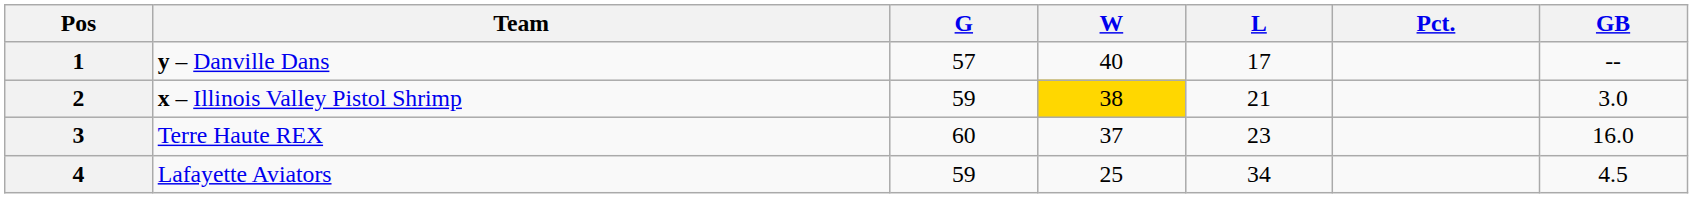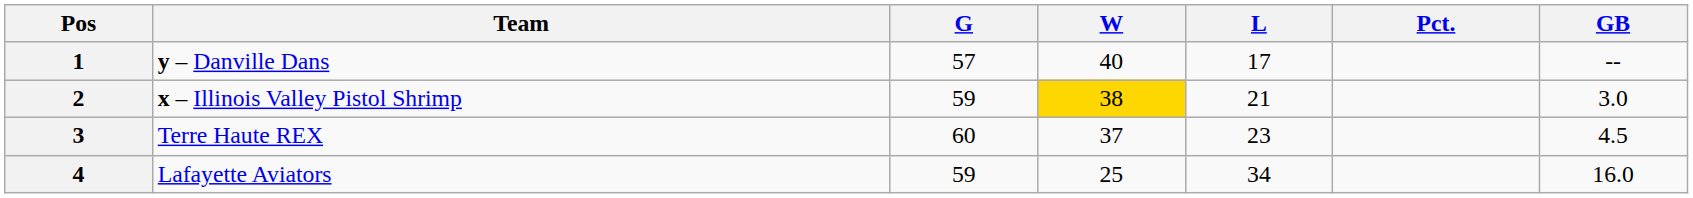(1613, 135) 16.0 -> (1613, 135) 4.5
(1613, 173) 4.5 -> (1613, 173) 16.0
